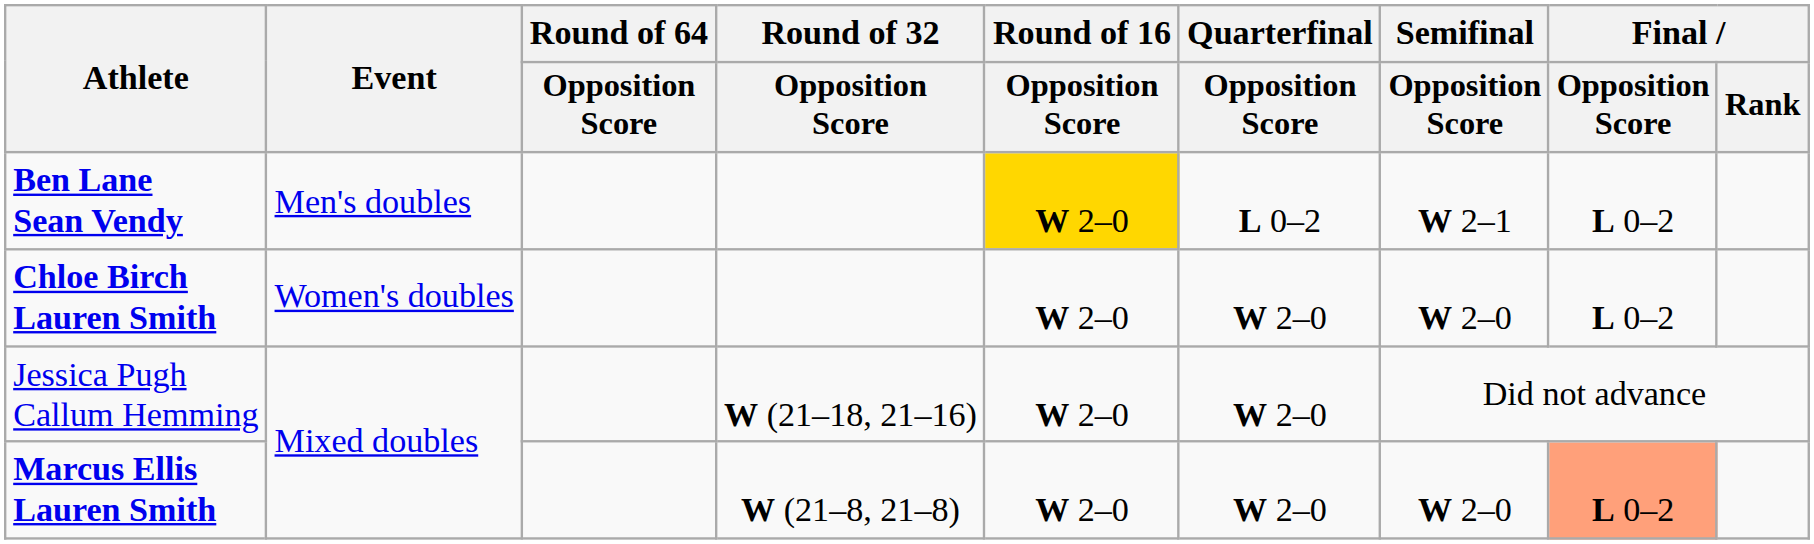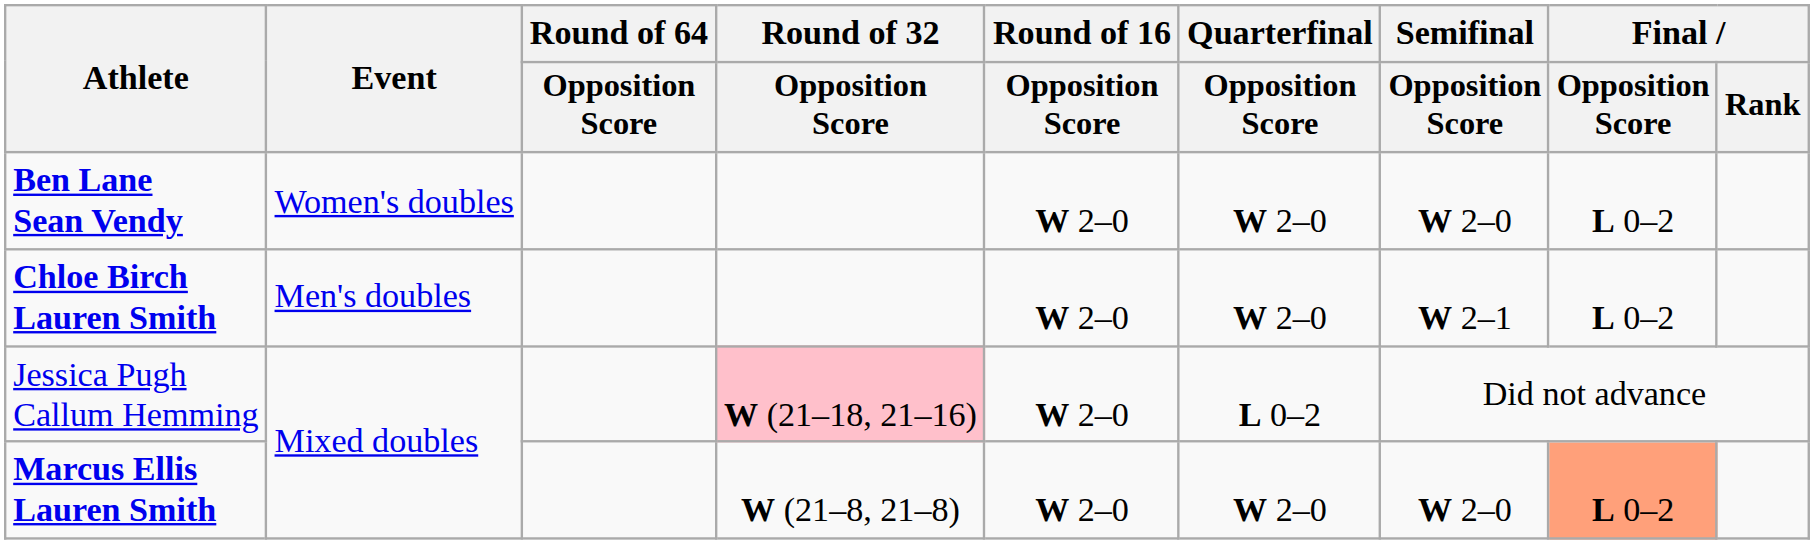(373, 200) Men's doubles -> (394, 200) Women's doubles
(1082, 220) gold background -> (1082, 220) no background
(1280, 220) L 0–2 -> (1280, 220) W 2–0
(1465, 220) W 2–1 -> (1465, 220) W 2–0
(394, 297) Women's doubles -> (373, 297) Men's doubles
(1465, 317) W 2–0 -> (1465, 317) W 2–1
(850, 413) no background -> (850, 413) pink background
(1280, 413) W 2–0 -> (1280, 413) L 0–2
